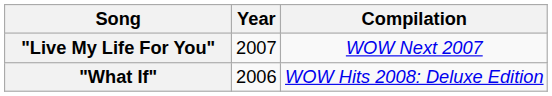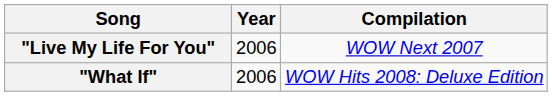(256, 47) 2007 -> (256, 47) 2006
